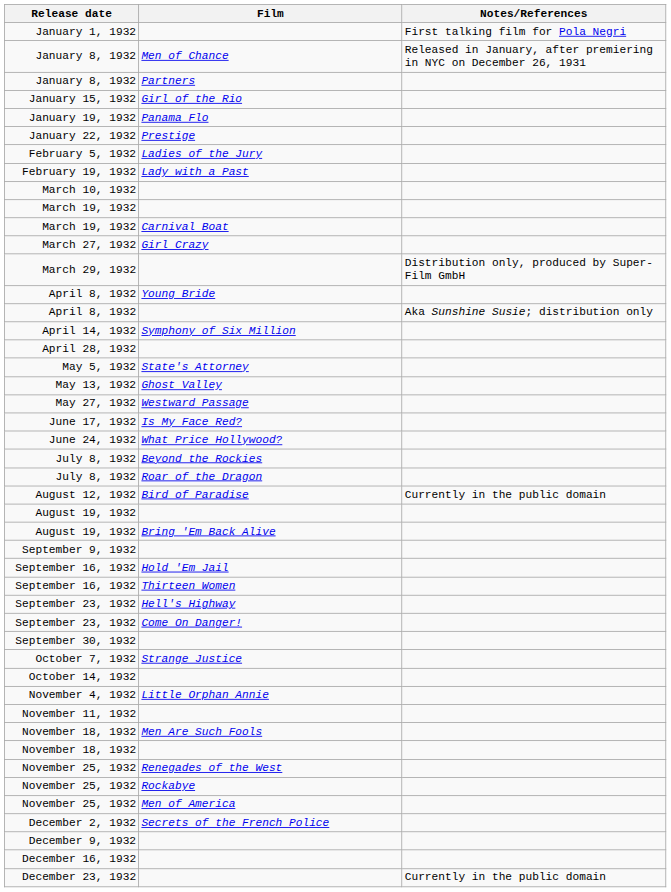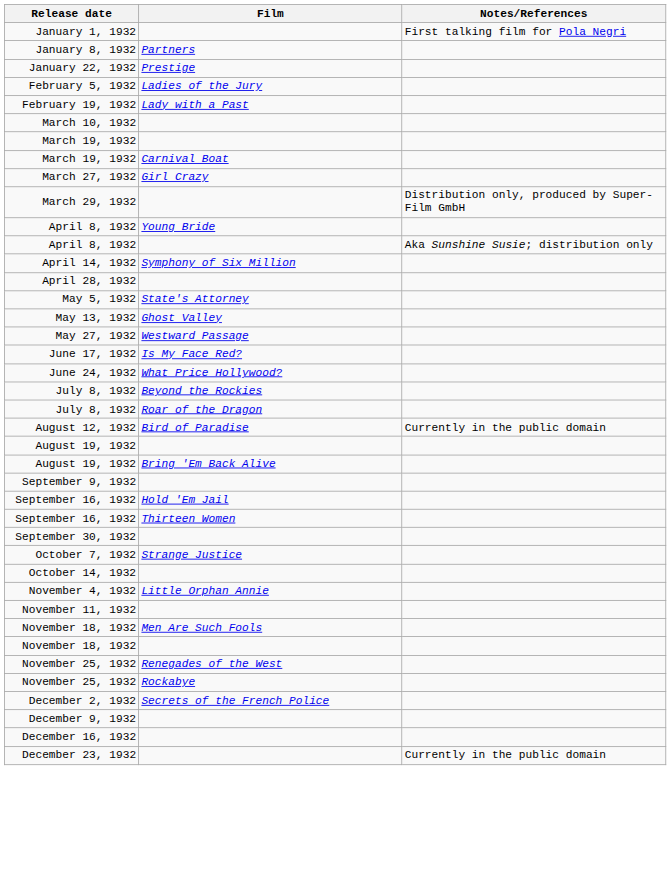- row: (86, 56)
- row: (82, 99)
- row: (82, 118)
- row: (76, 604)
- row: (76, 622)
- row: (79, 805)
